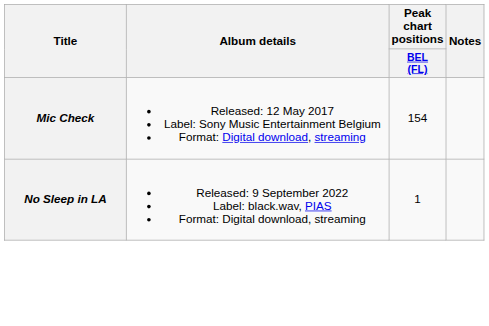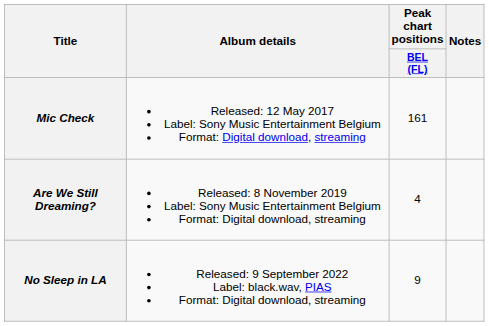(418, 118) 154 -> (418, 118) 161
+ row: (65, 199)
(418, 199) 1 -> (418, 280) 9
